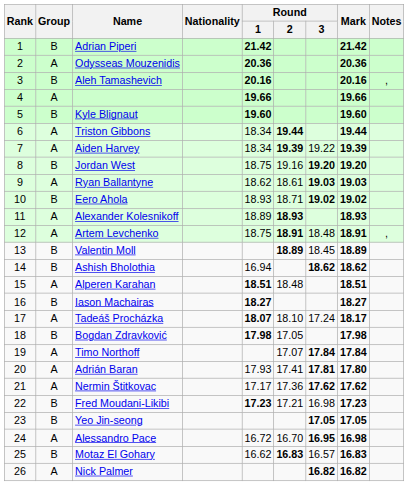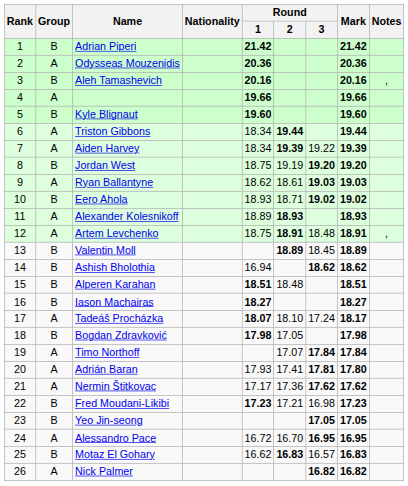(290, 166) 19.16 -> (290, 166) 19.19
(54, 285) A -> (54, 285) B
(353, 438) 16.98 -> (353, 438) 16.95
